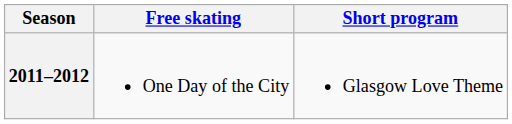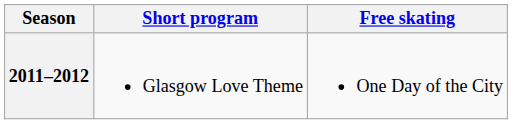columns swapped: (400, 18) <-> (193, 18)
